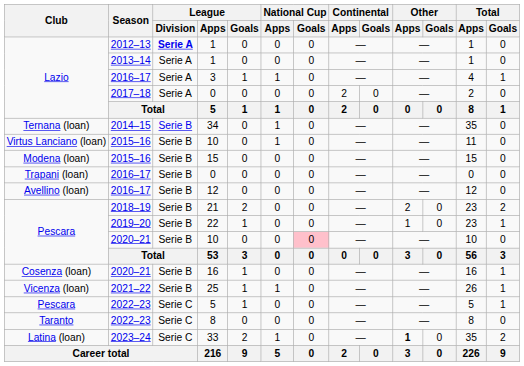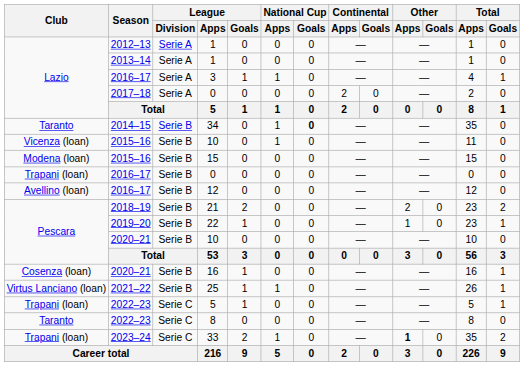(175, 45) bold -> (175, 45) normal
(56, 126) Ternana (loan) -> (56, 126) Taranto
(311, 126) normal -> (311, 126) bold
(56, 142) Virtus Lanciano (loan) -> (56, 142) Vicenza (loan)
(311, 239) pink background -> (311, 239) no background
(56, 288) Vicenza (loan) -> (56, 288) Virtus Lanciano (loan)
(56, 304) Pescara -> (56, 304) Trapani (loan)
(56, 337) Latina (loan) -> (56, 337) Trapani (loan)
